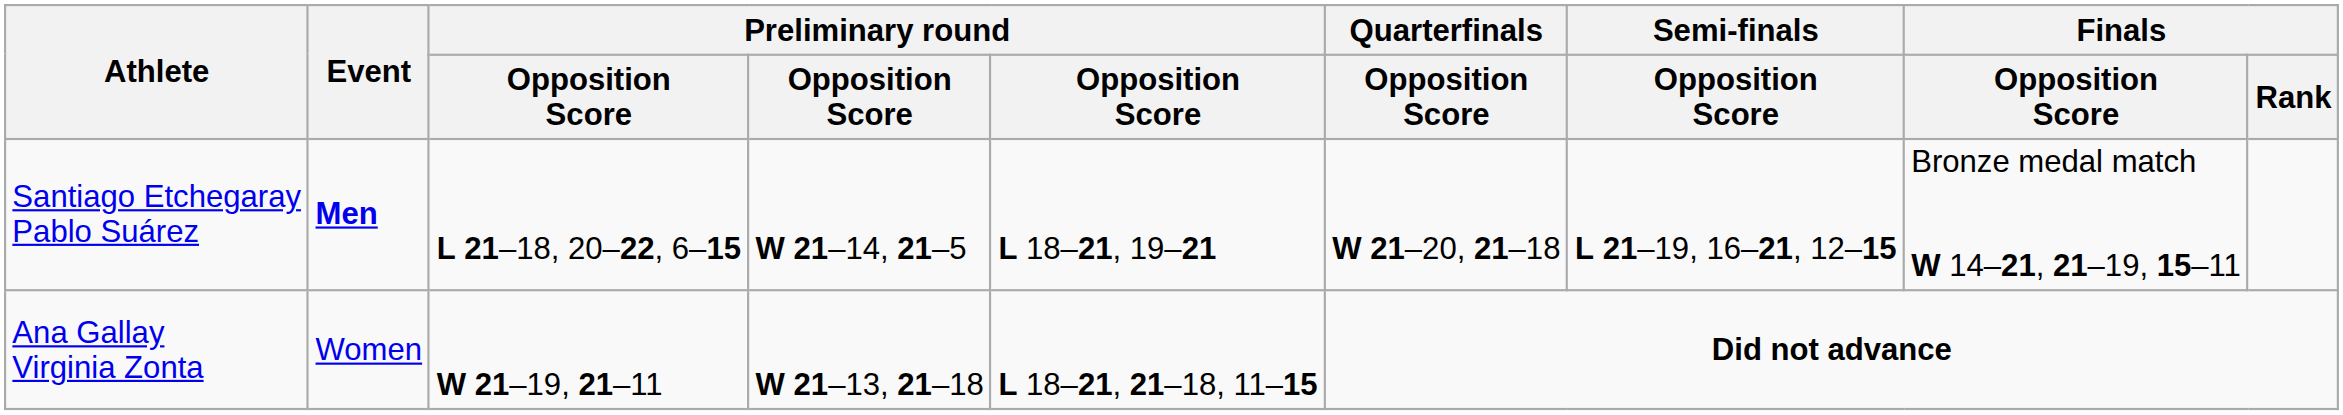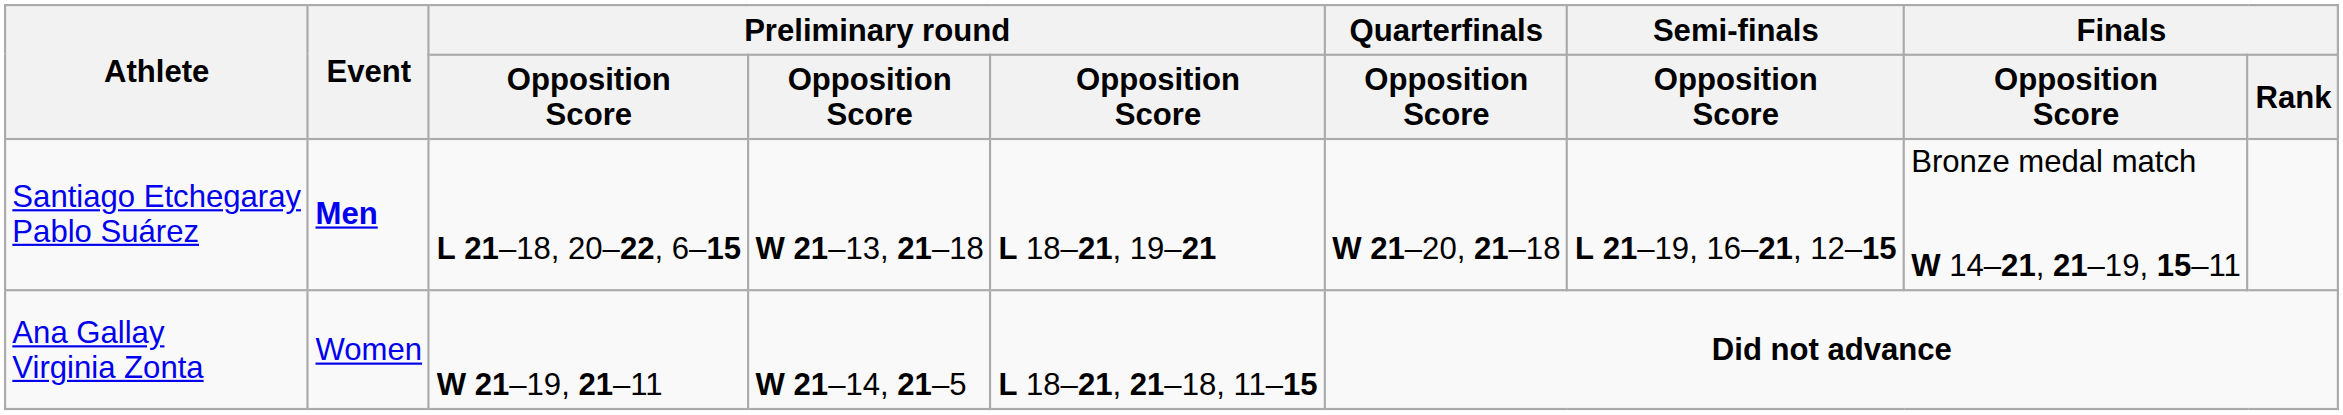(861, 249) W 21–14, 21–5 -> (870, 249) W 21–13, 21–18
(870, 385) W 21–13, 21–18 -> (861, 385) W 21–14, 21–5
